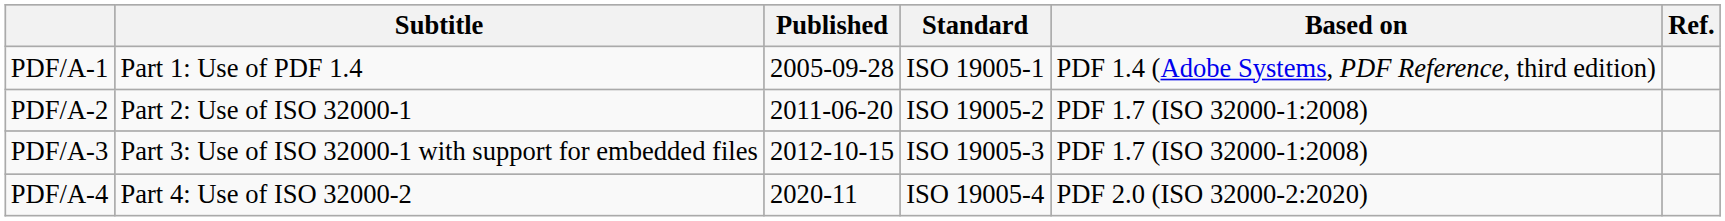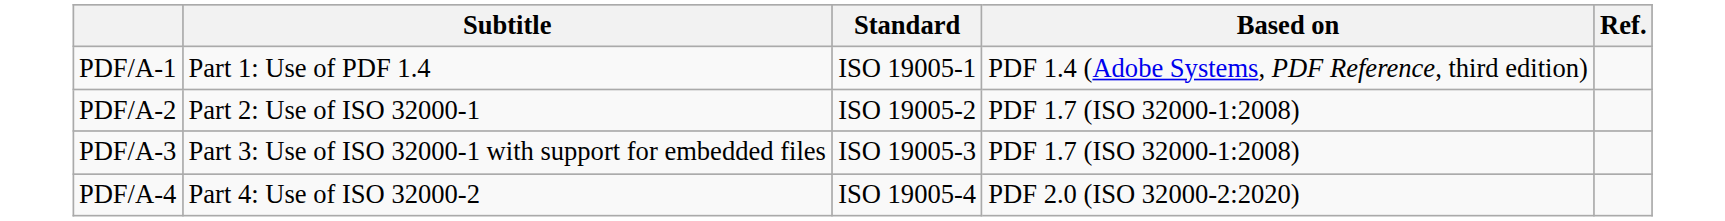- column: (832, 25)
